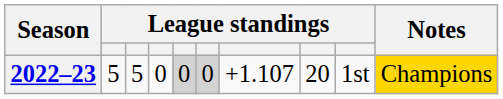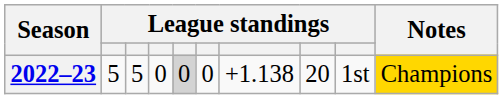(208, 74) lightgrey background -> (208, 74) no background
(259, 74) +1.107 -> (259, 74) +1.138
